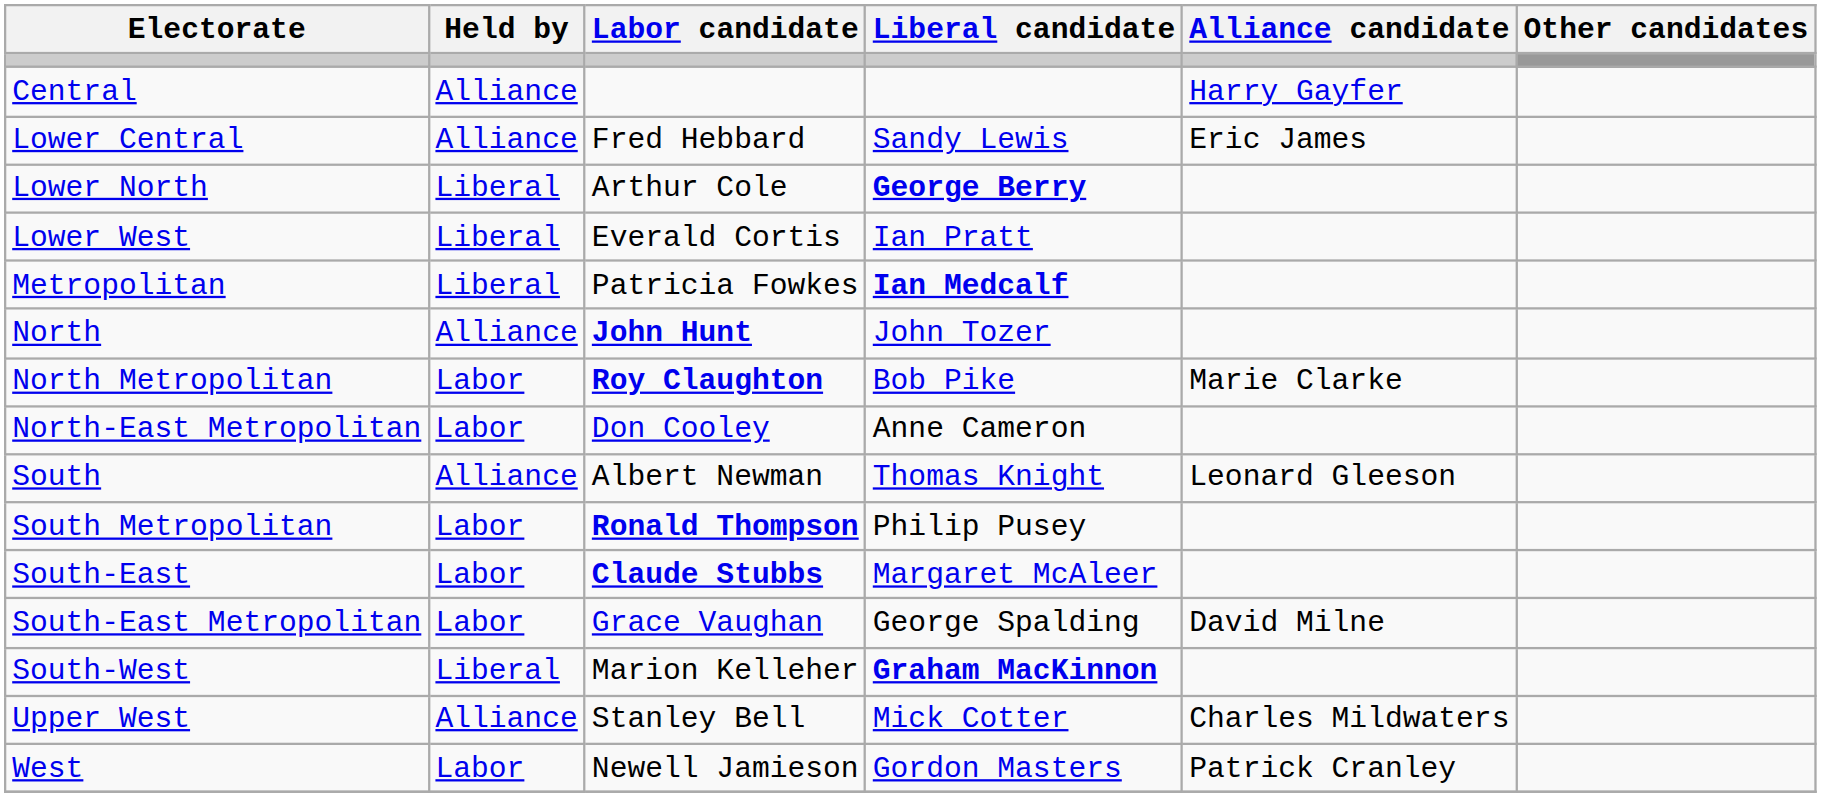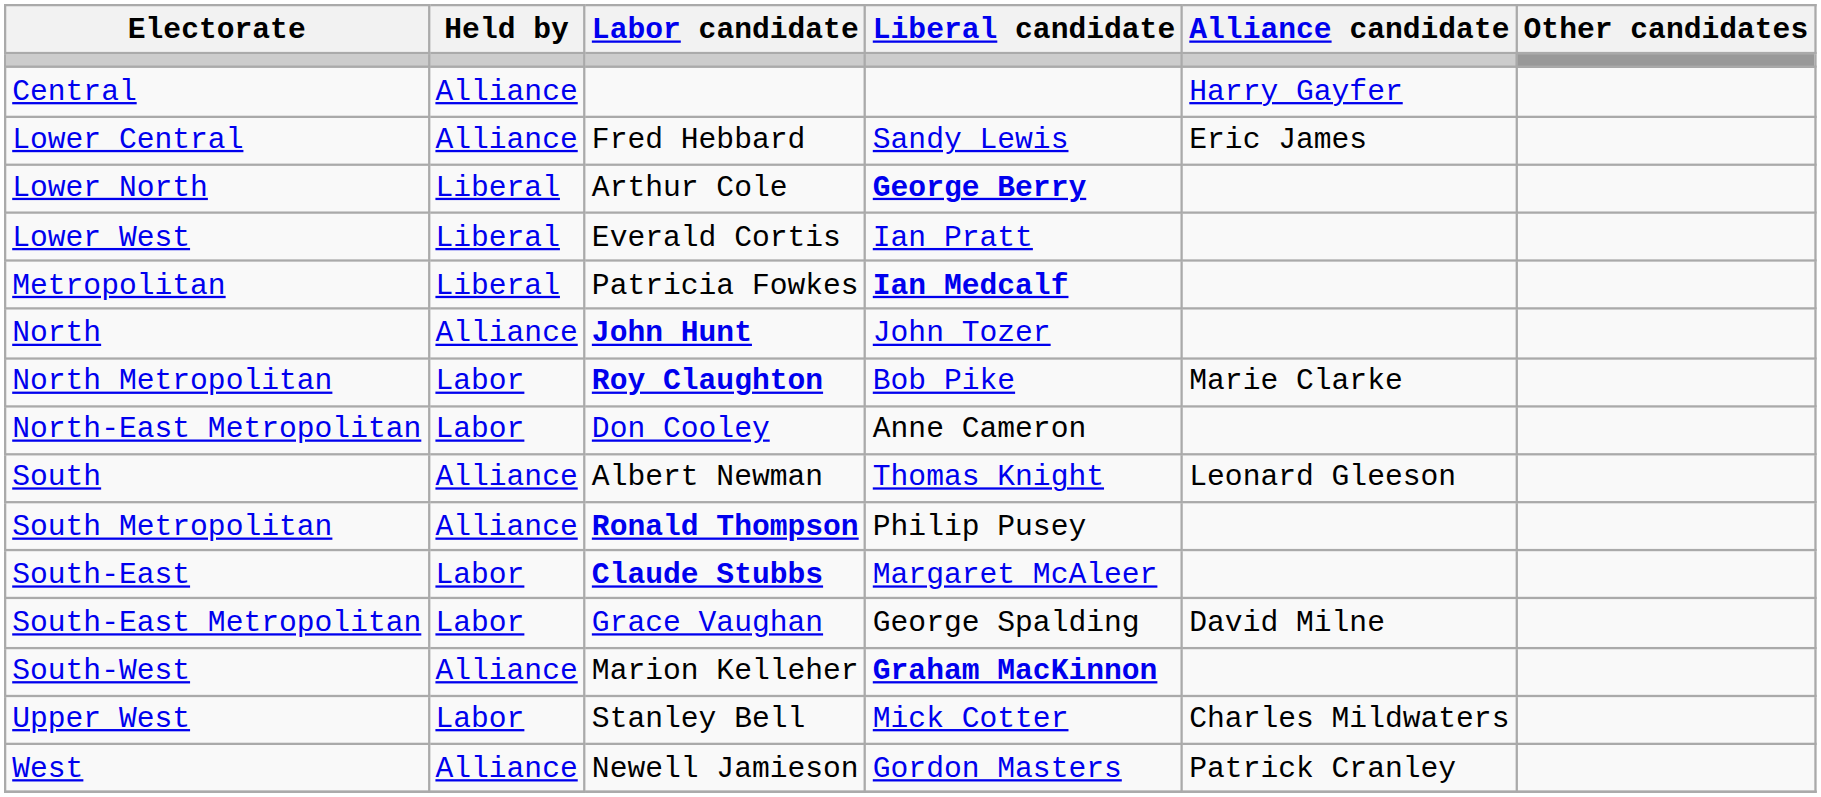(480, 526) Labor -> (507, 526) Alliance
(498, 671) Liberal -> (507, 671) Alliance
(507, 720) Alliance -> (480, 720) Labor
(480, 768) Labor -> (507, 768) Alliance
